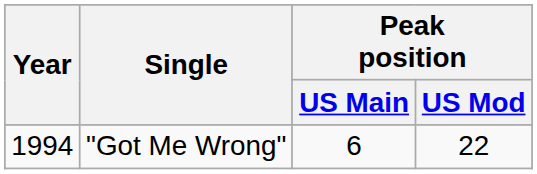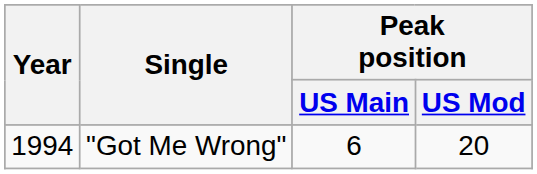(474, 146) 22 -> (474, 146) 20
